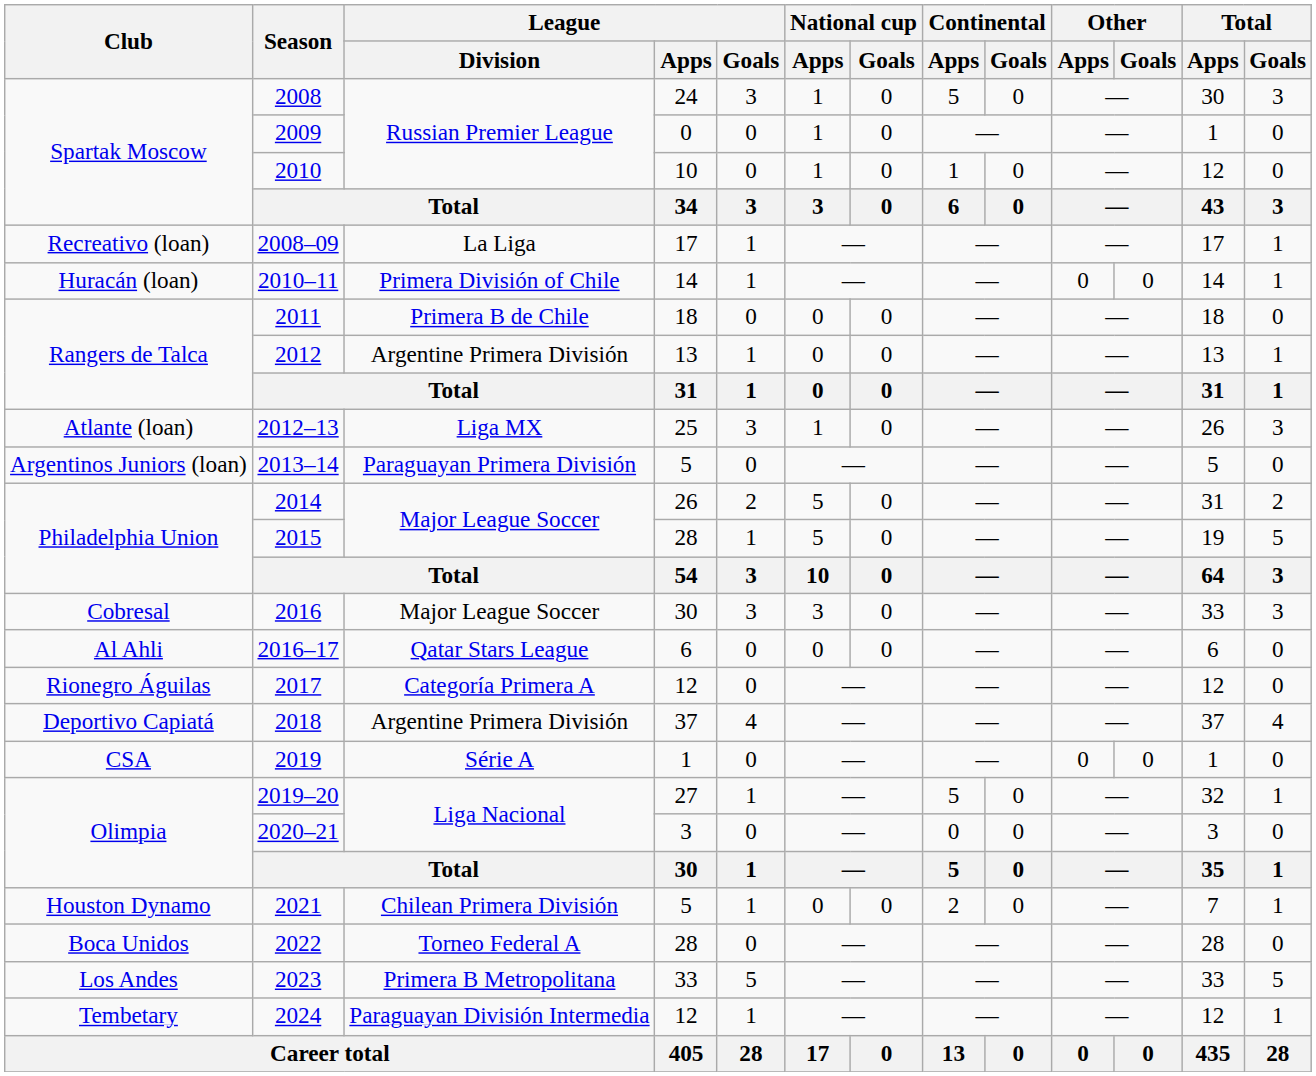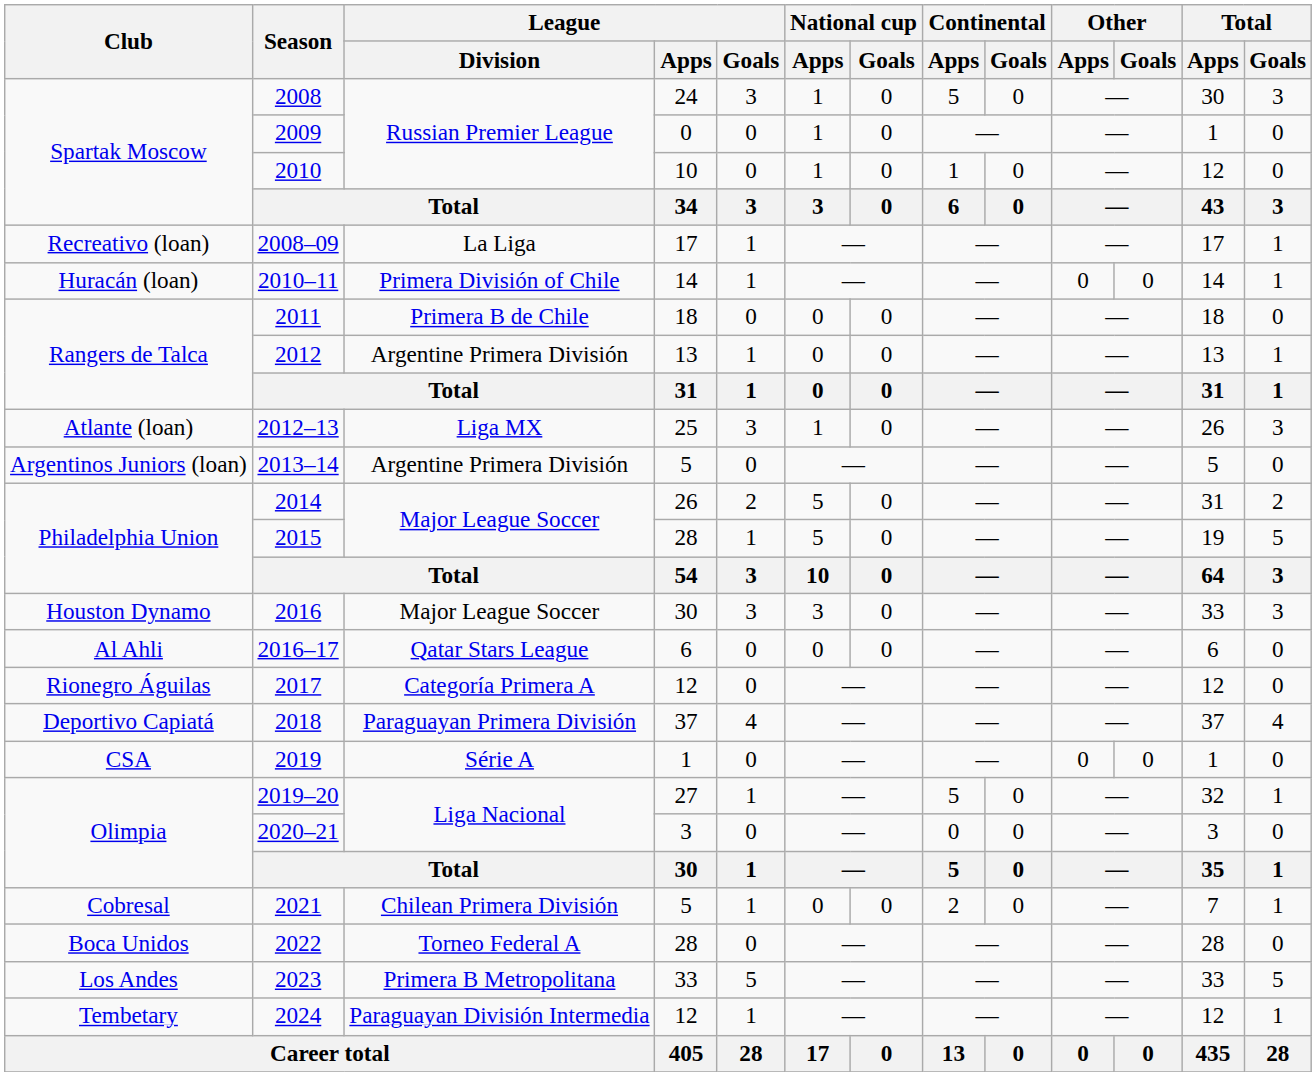(499, 464) Paraguayan Primera División -> (499, 464) Argentine Primera División
(128, 611) Cobresal -> (128, 611) Houston Dynamo
(499, 721) Argentine Primera División -> (499, 721) Paraguayan Primera División
(128, 905) Houston Dynamo -> (128, 905) Cobresal
